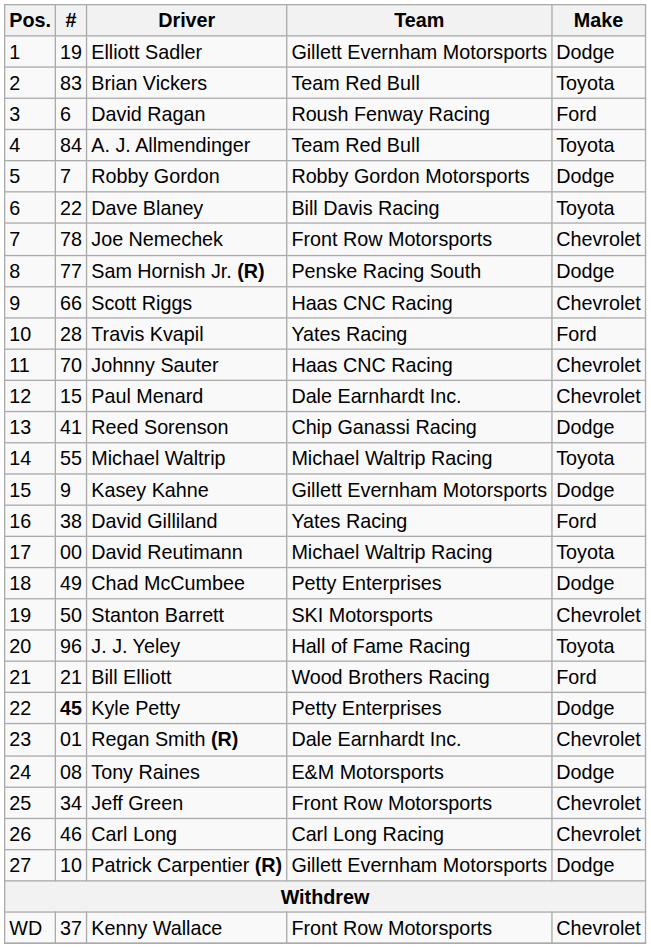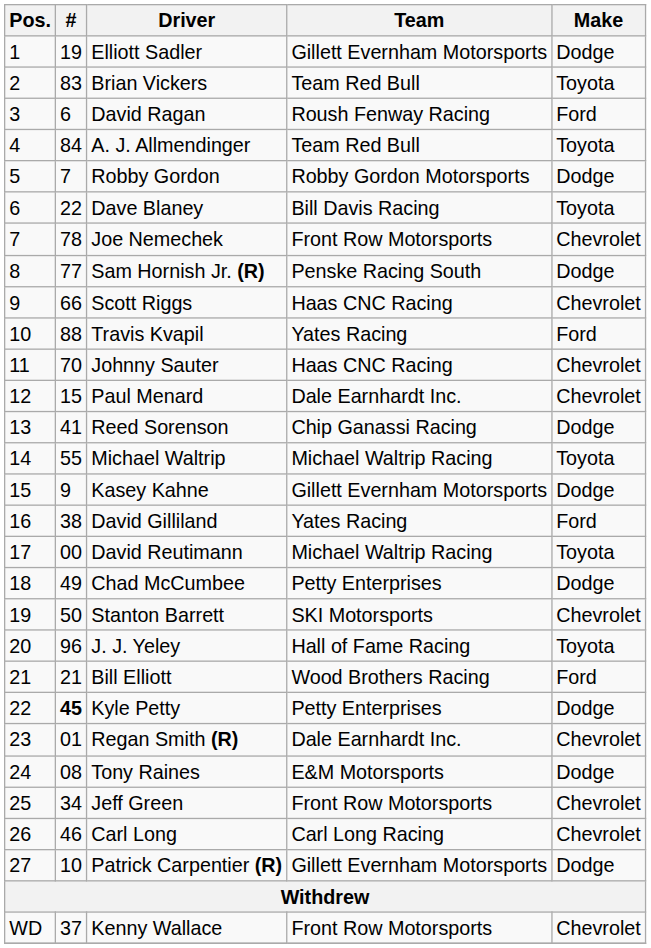(71, 333) 28 -> (71, 333) 88
